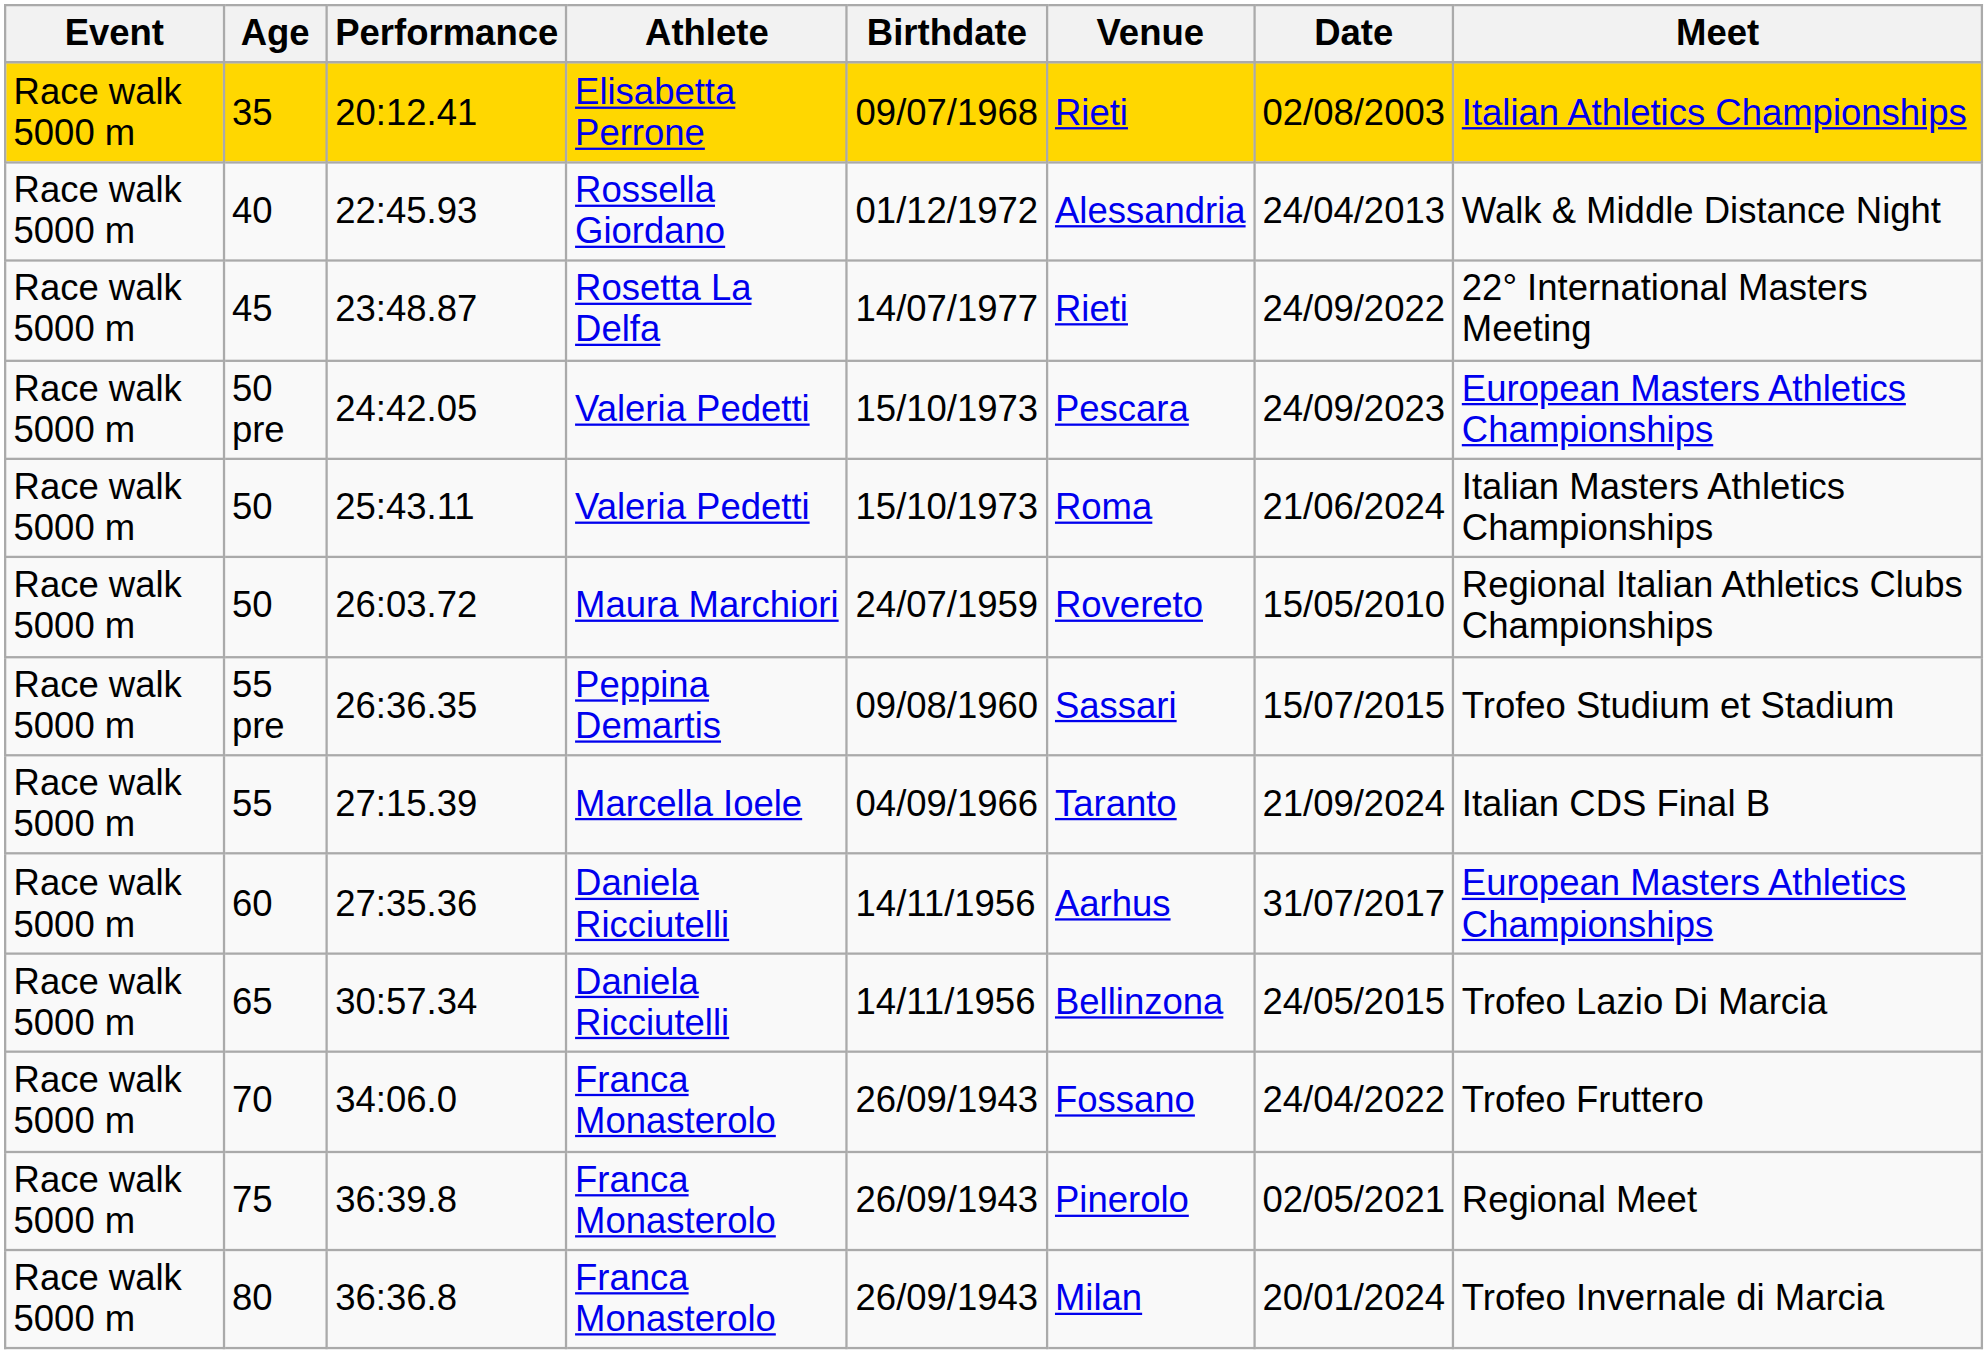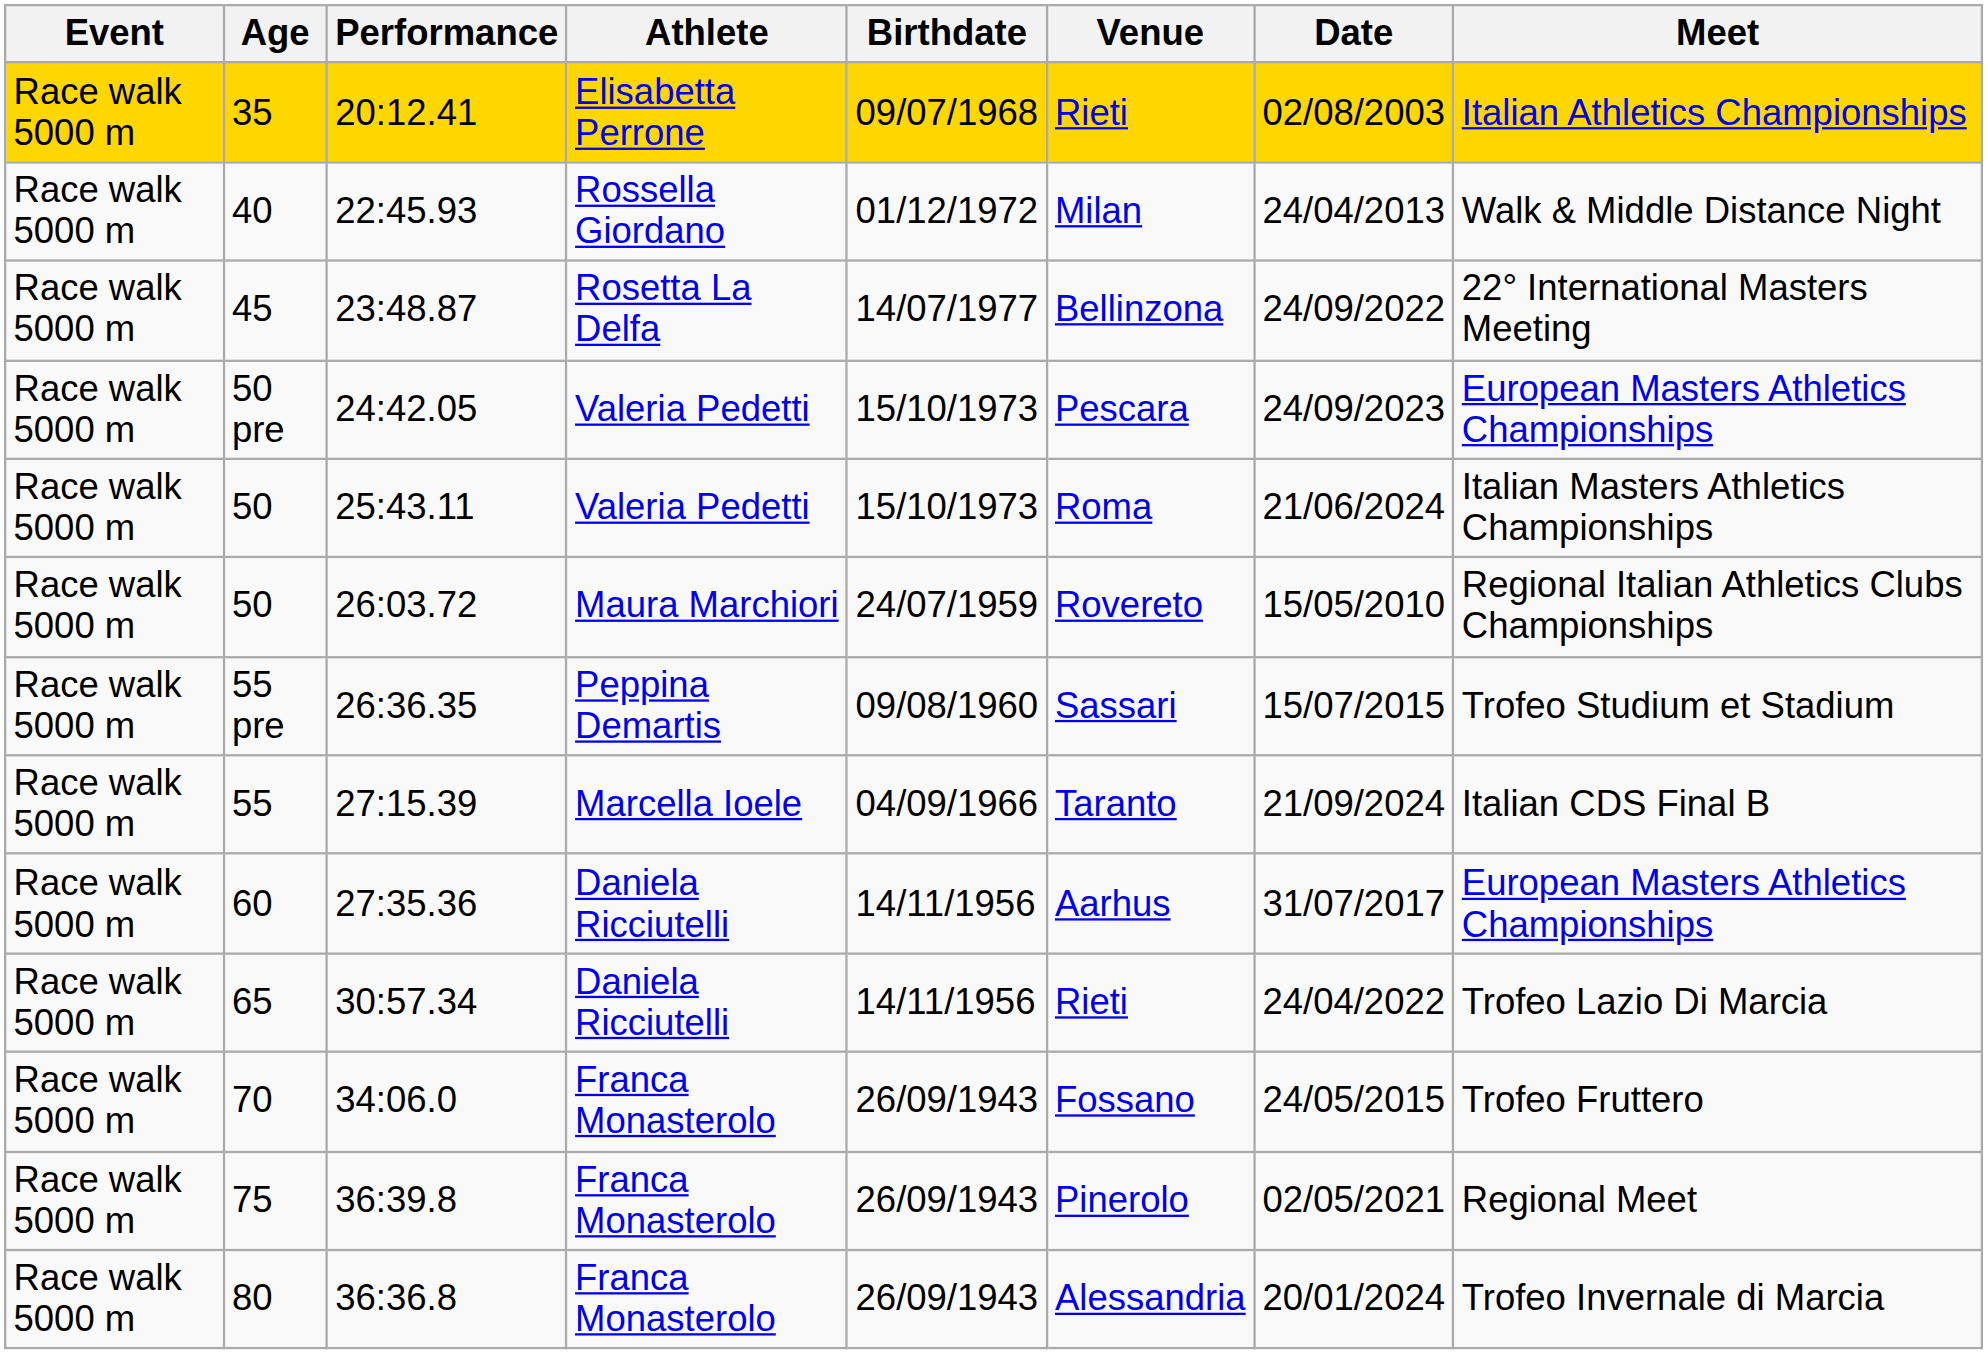(1150, 210) Alessandria -> (1099, 210) Milan
(1091, 309) Rieti -> (1139, 309) Bellinzona
(1139, 1001) Bellinzona -> (1091, 1001) Rieti
(1354, 1001) 24/05/2015 -> (1354, 1001) 24/04/2022
(1354, 1100) 24/04/2022 -> (1354, 1100) 24/05/2015
(1099, 1298) Milan -> (1150, 1298) Alessandria
